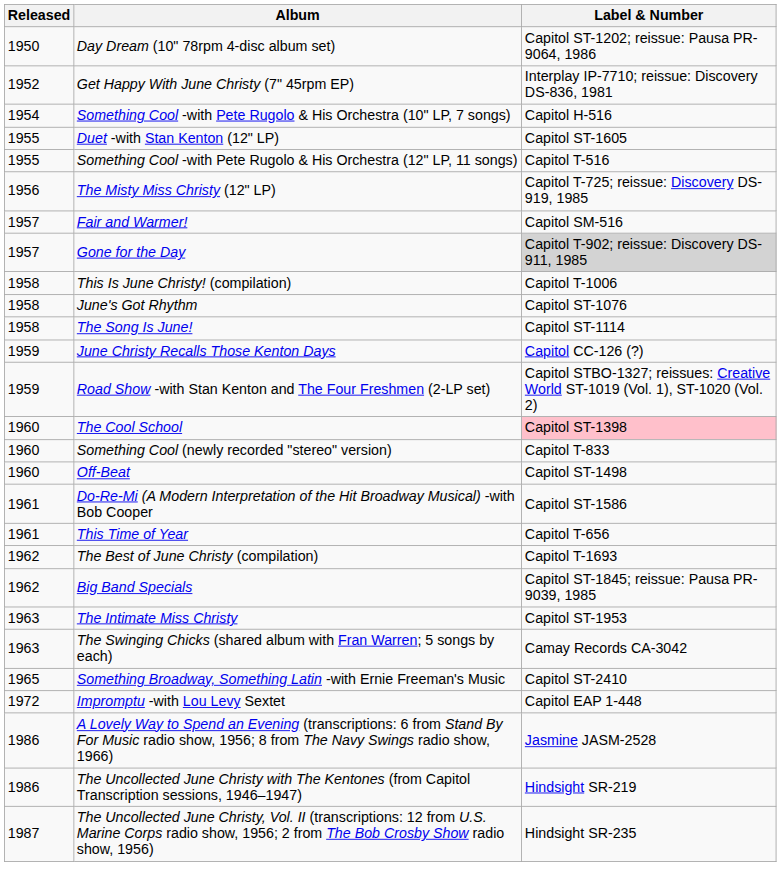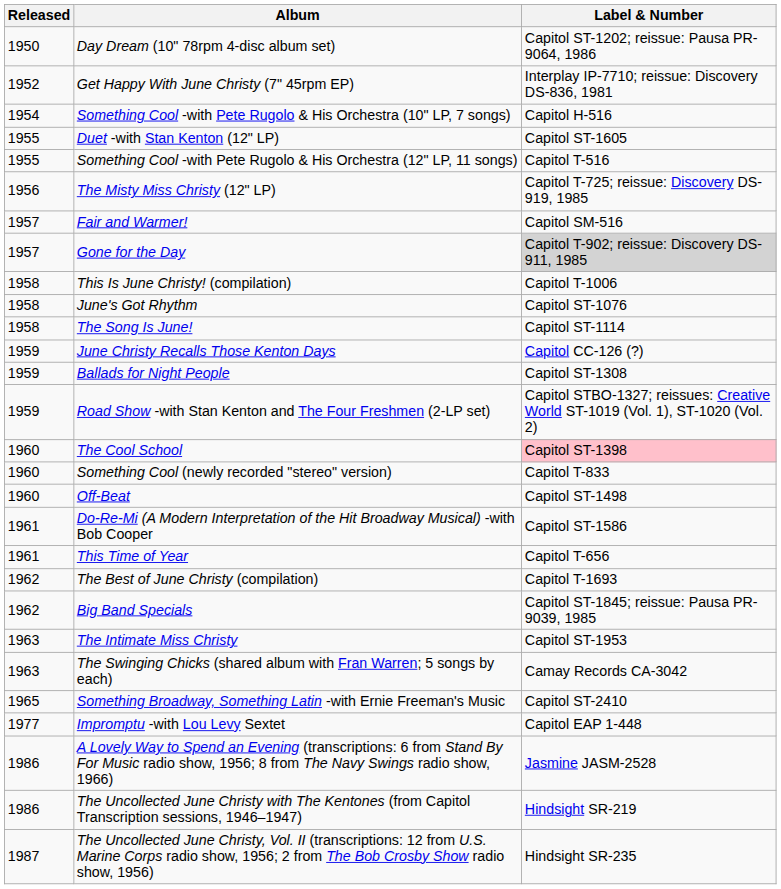+ row: (153, 373)
(24, 701) 1972 -> (24, 724) 1977
